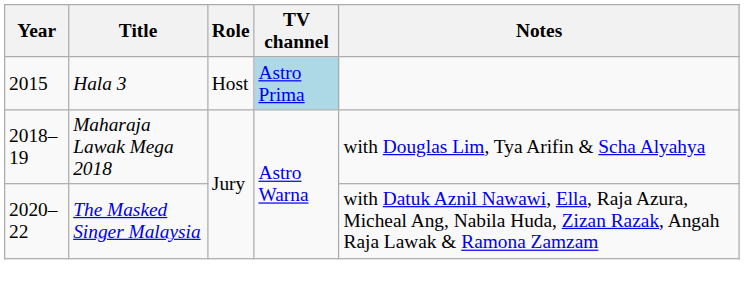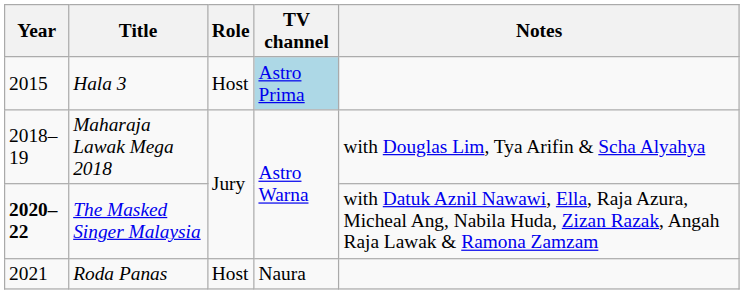(33, 220) normal -> (33, 220) bold
+ row: (120, 273)
